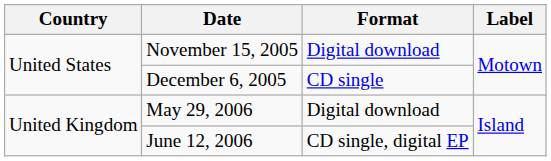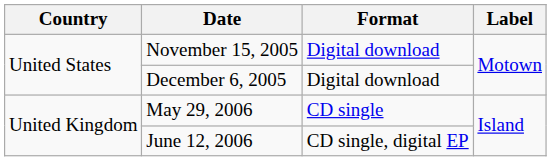(345, 79) CD single -> (373, 79) Digital download
(373, 110) Digital download -> (345, 110) CD single
